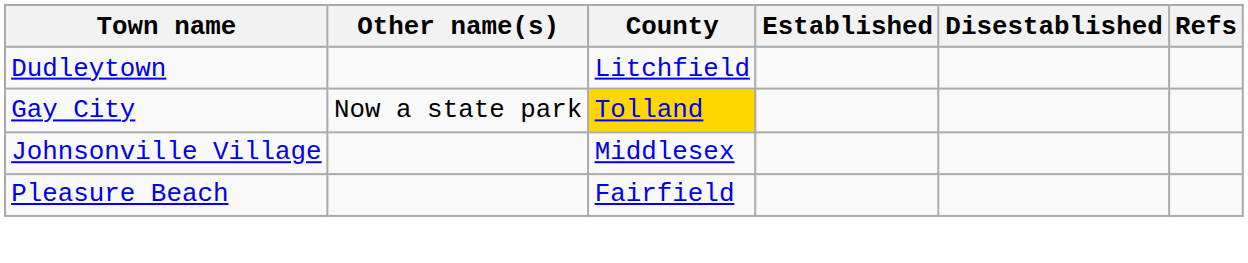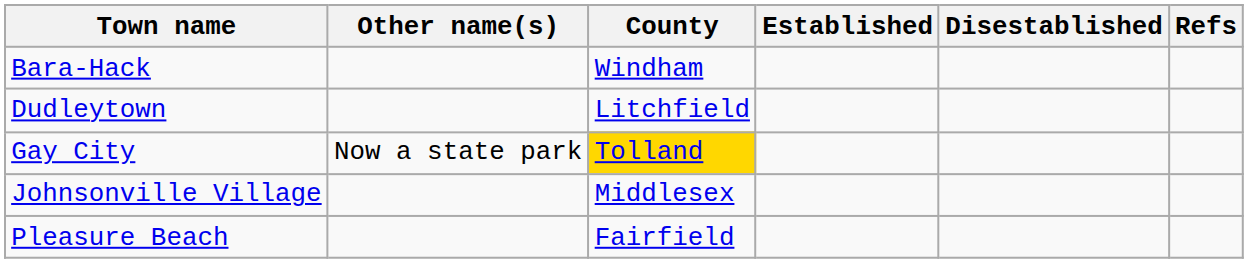+ row: (81, 68)
